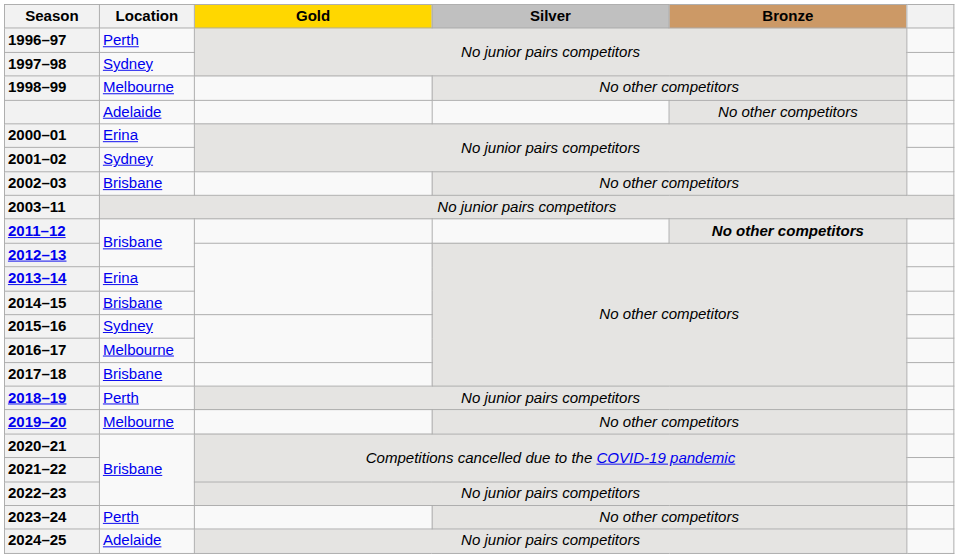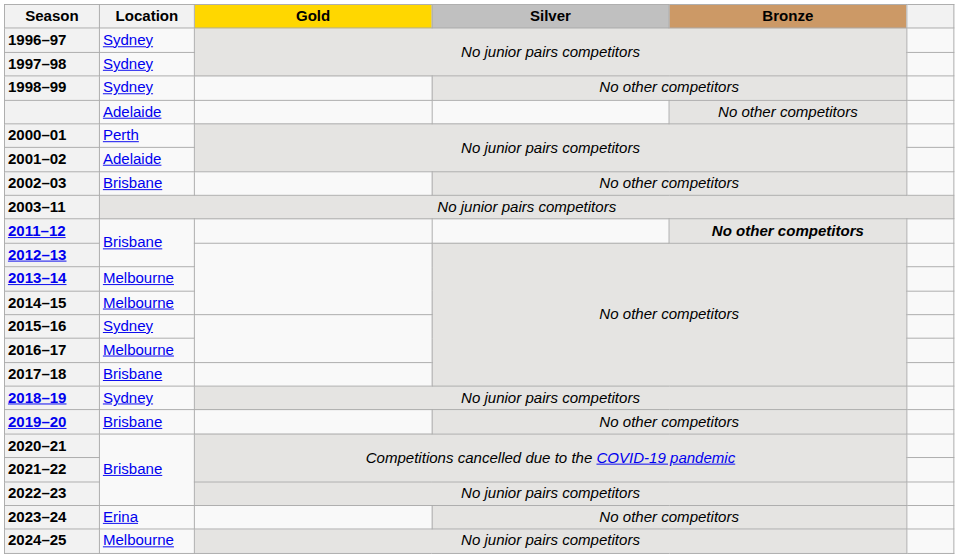(121, 40) Perth -> (128, 40) Sydney
(138, 87) Melbourne -> (128, 87) Sydney
(120, 135) Erina -> (121, 135) Perth
(128, 159) Sydney -> (132, 159) Adelaide
(120, 278) Erina -> (138, 278) Melbourne
(133, 302) Brisbane -> (138, 302) Melbourne
(121, 398) Perth -> (128, 398) Sydney
(138, 421) Melbourne -> (133, 421) Brisbane
(121, 517) Perth -> (120, 517) Erina
(132, 541) Adelaide -> (138, 541) Melbourne
